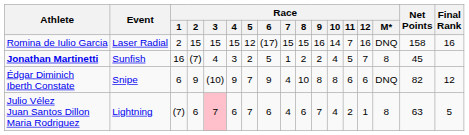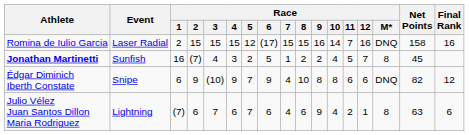(215, 112) pink background -> (215, 112) no background
(319, 112) 7 -> (319, 112) 9
(449, 112) 5 -> (449, 112) 6
